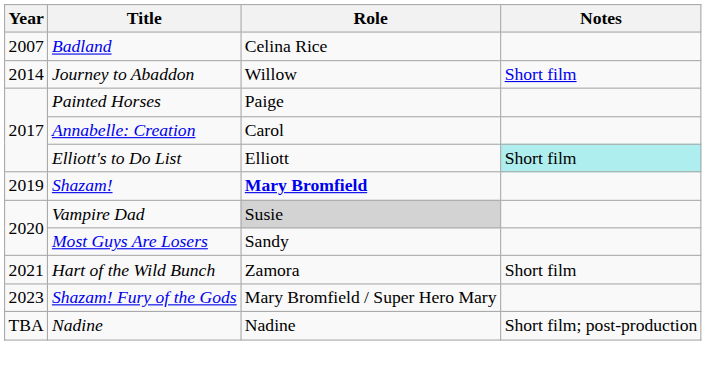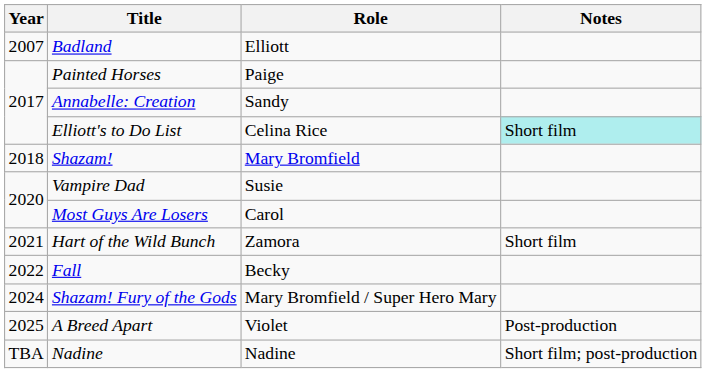(286, 46) Celina Rice -> (267, 46) Elliott
- row: (123, 74)
(264, 130) Carol -> (267, 102) Sandy
(267, 158) Elliott -> (286, 130) Celina Rice
(26, 185) 2019 -> (26, 158) 2018
(306, 185) bold -> (302, 158) normal
(264, 213) lightgrey background -> (264, 185) no background
(267, 241) Sandy -> (264, 213) Carol
+ row: (67, 269)
(26, 297) 2023 -> (26, 297) 2024
+ row: (102, 325)
